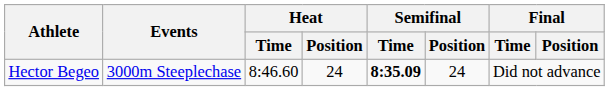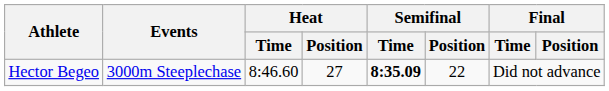(334, 72) 24 -> (334, 72) 27
(457, 72) 24 -> (457, 72) 22
